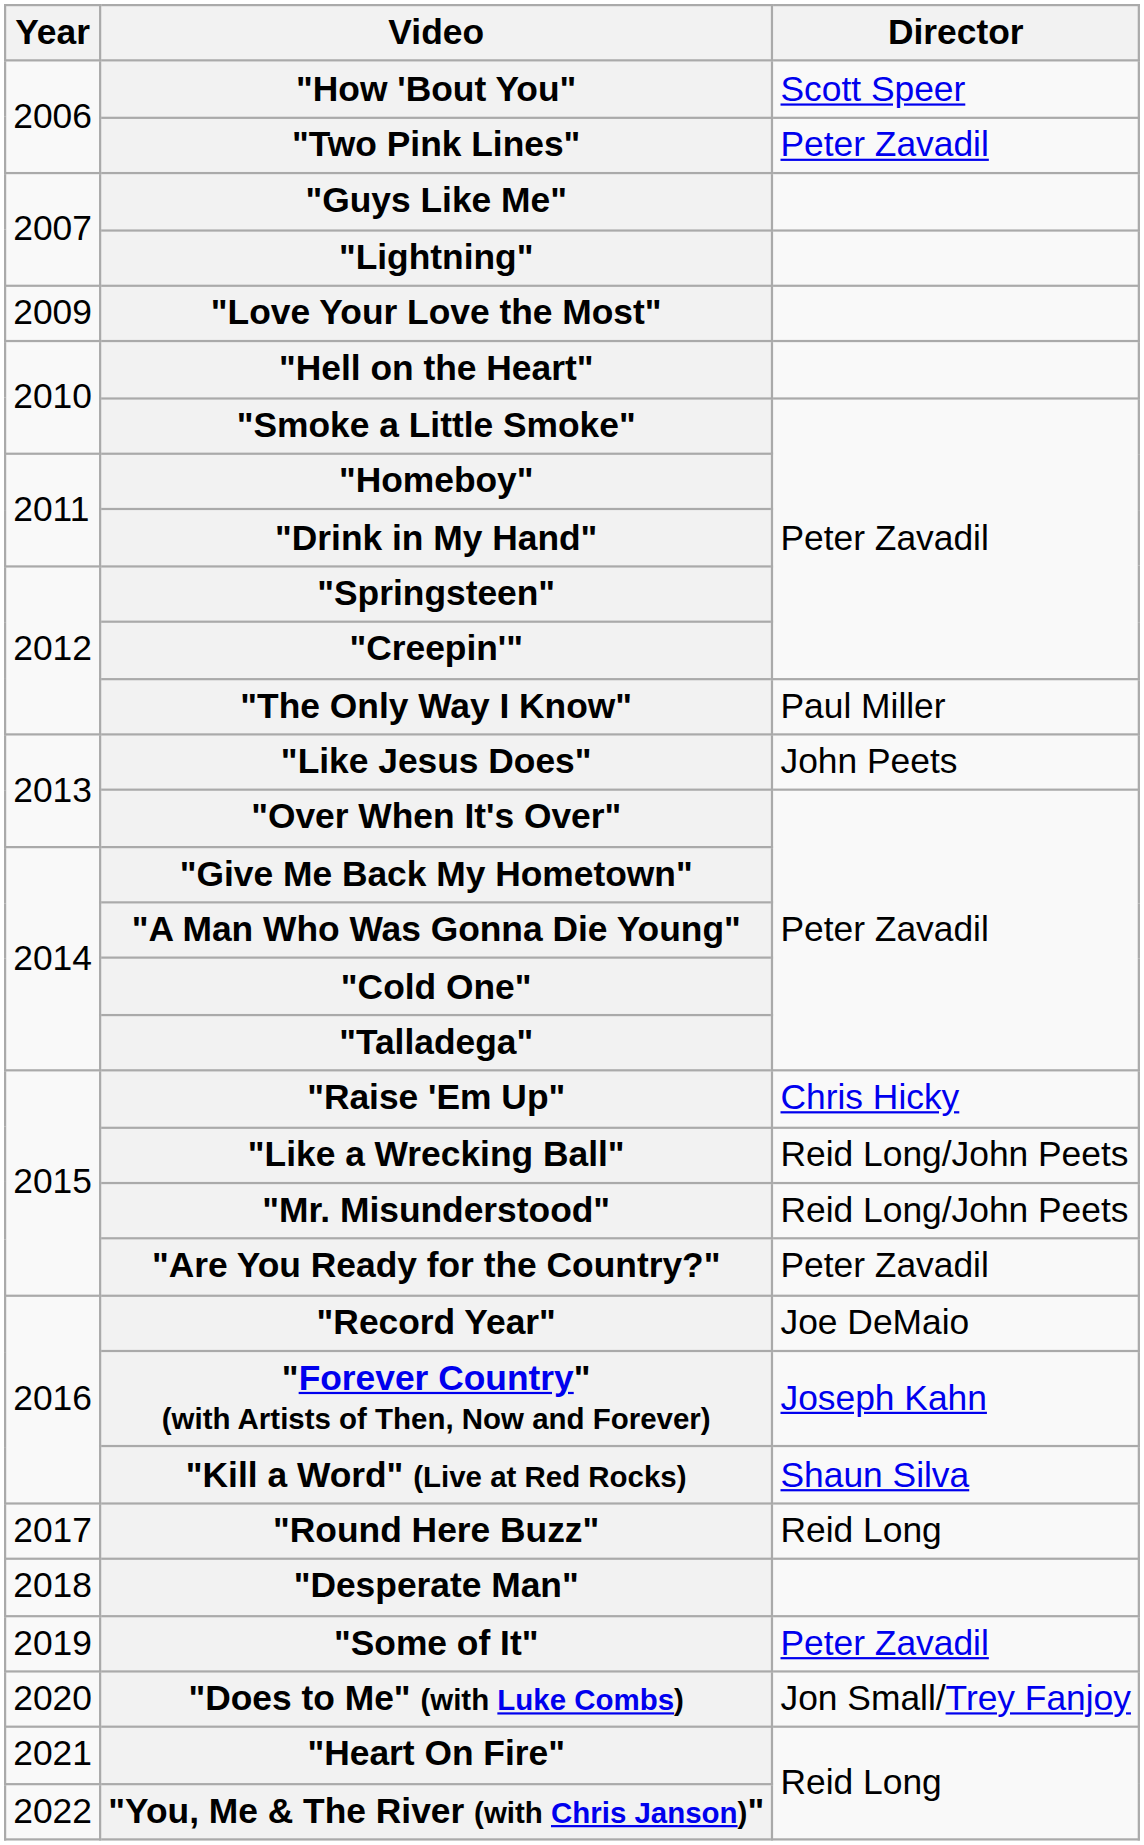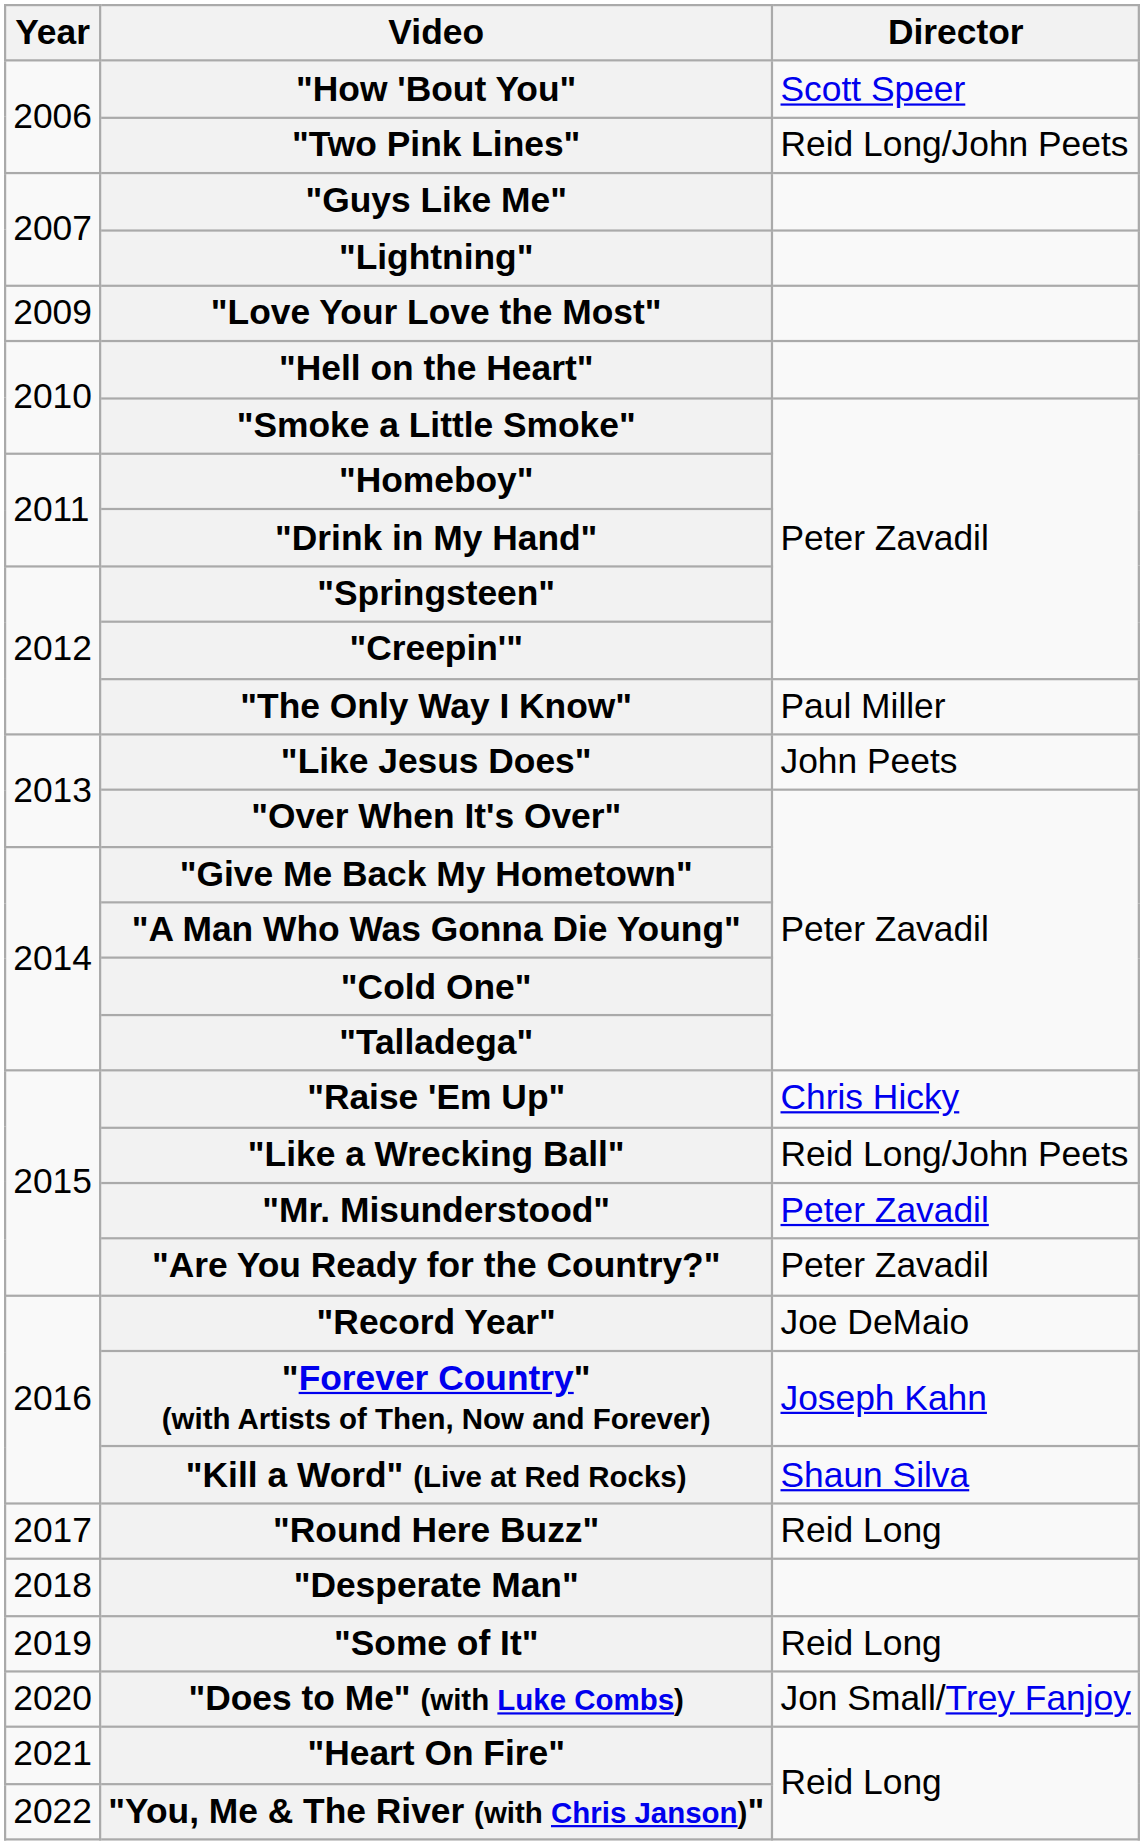(885, 144) Peter Zavadil -> (954, 144) Reid Long/John Peets
(954, 1210) Reid Long/John Peets -> (885, 1210) Peter Zavadil
(885, 1642) Peter Zavadil -> (861, 1642) Reid Long
